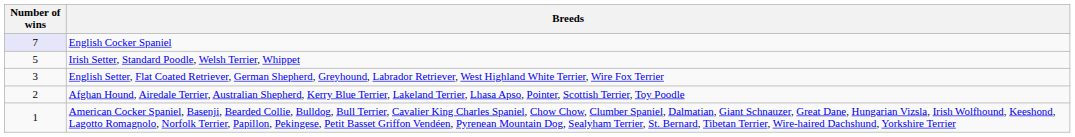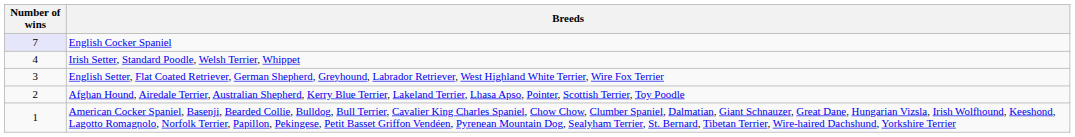(35, 59) 5 -> (35, 59) 4
